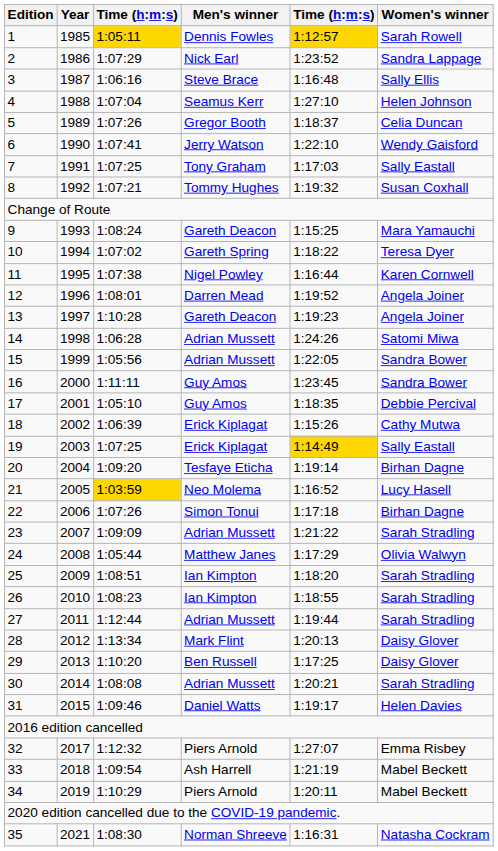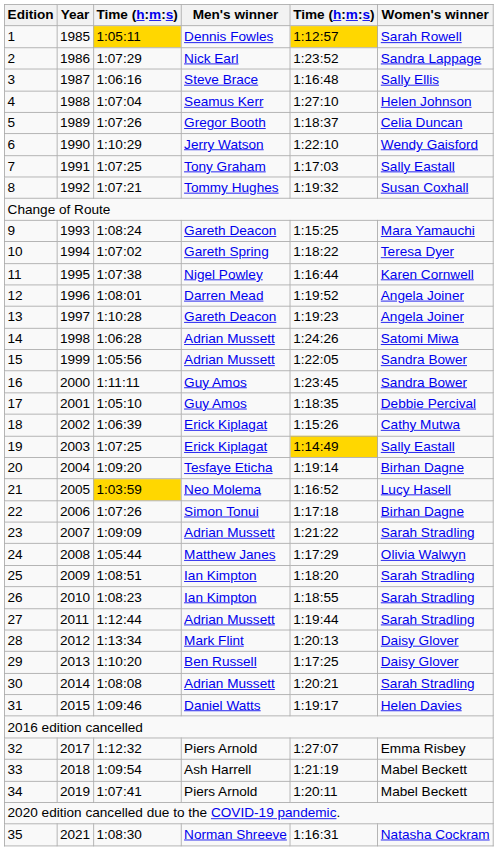(119, 144) 1:07:41 -> (119, 144) 1:10:29
(119, 791) 1:10:29 -> (119, 791) 1:07:41
